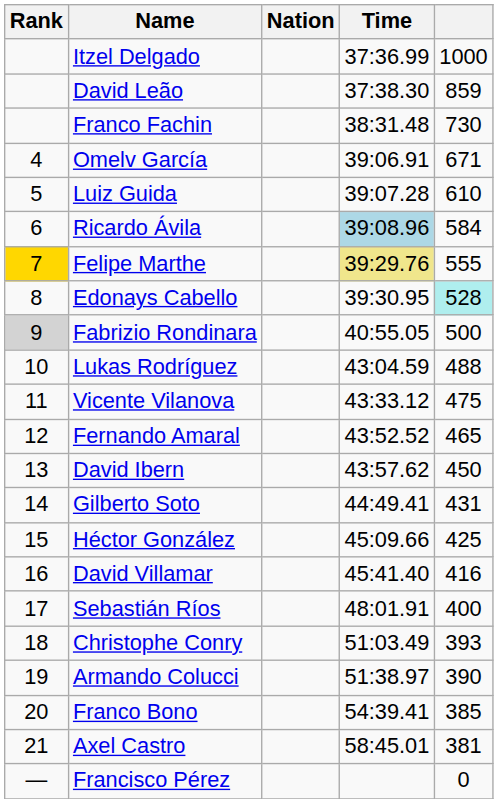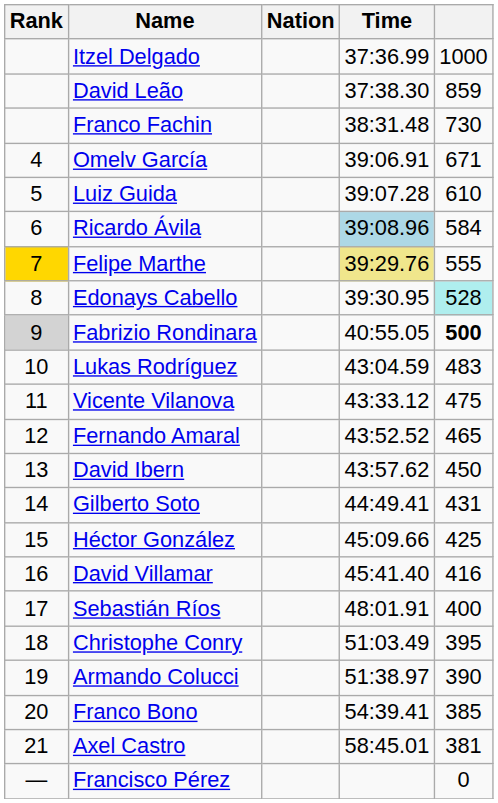(463, 332) normal -> (463, 332) bold
(463, 366) 488 -> (463, 366) 483
(463, 642) 393 -> (463, 642) 395
